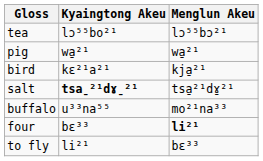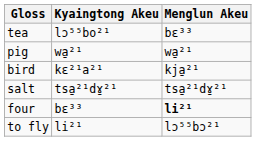(199, 33) lɔ⁵⁵bɔ²¹ -> (178, 33) bɛ³³
(100, 89) bold -> (86, 89) normal
- row: (32, 108)
(185, 146) bɛ³³ -> (192, 127) lɔ⁵⁵bɔ²¹
